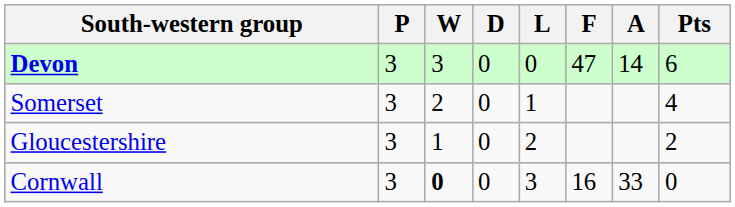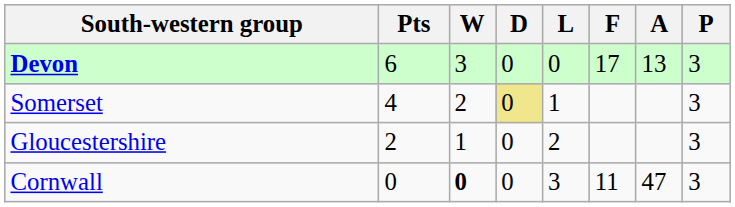columns swapped: (402, 24) <-> (694, 24)
(584, 63) 47 -> (607, 63) 17
(631, 63) 14 -> (654, 63) 13
(484, 102) no background -> (508, 102) khaki background
(584, 181) 16 -> (607, 181) 11
(631, 181) 33 -> (654, 181) 47
